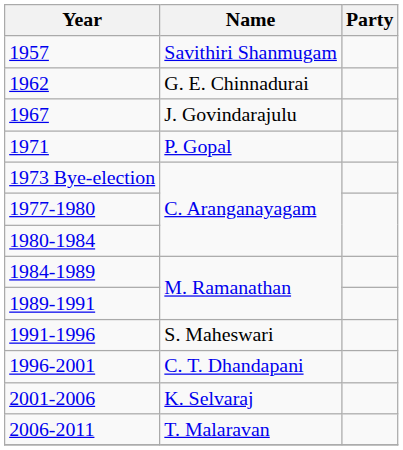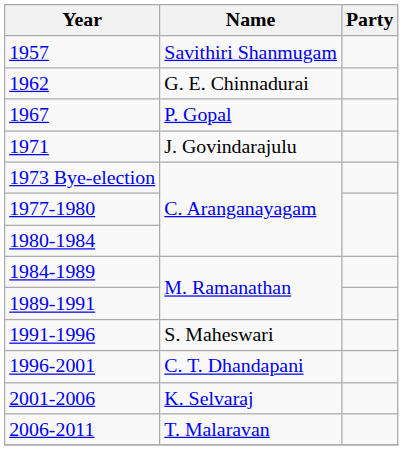(230, 114) J. Govindarajulu -> (198, 114) P. Gopal
(198, 146) P. Gopal -> (230, 146) J. Govindarajulu
